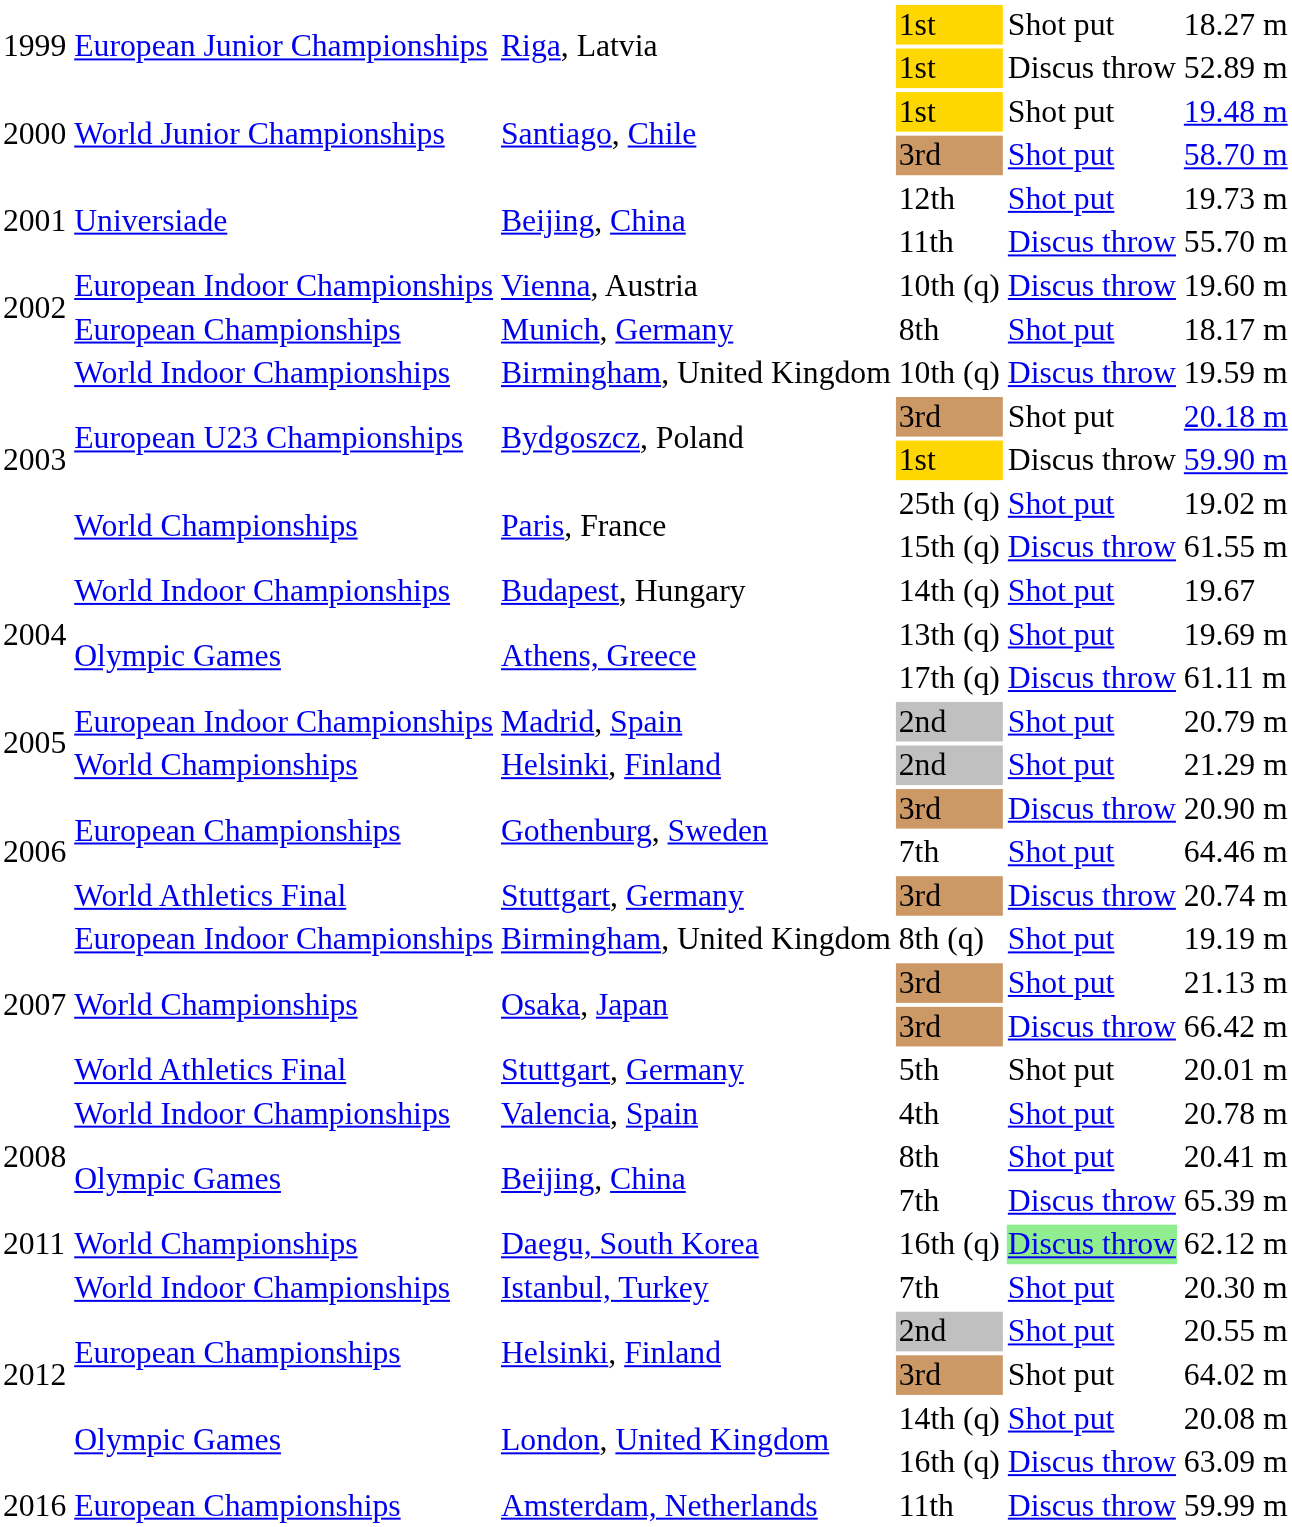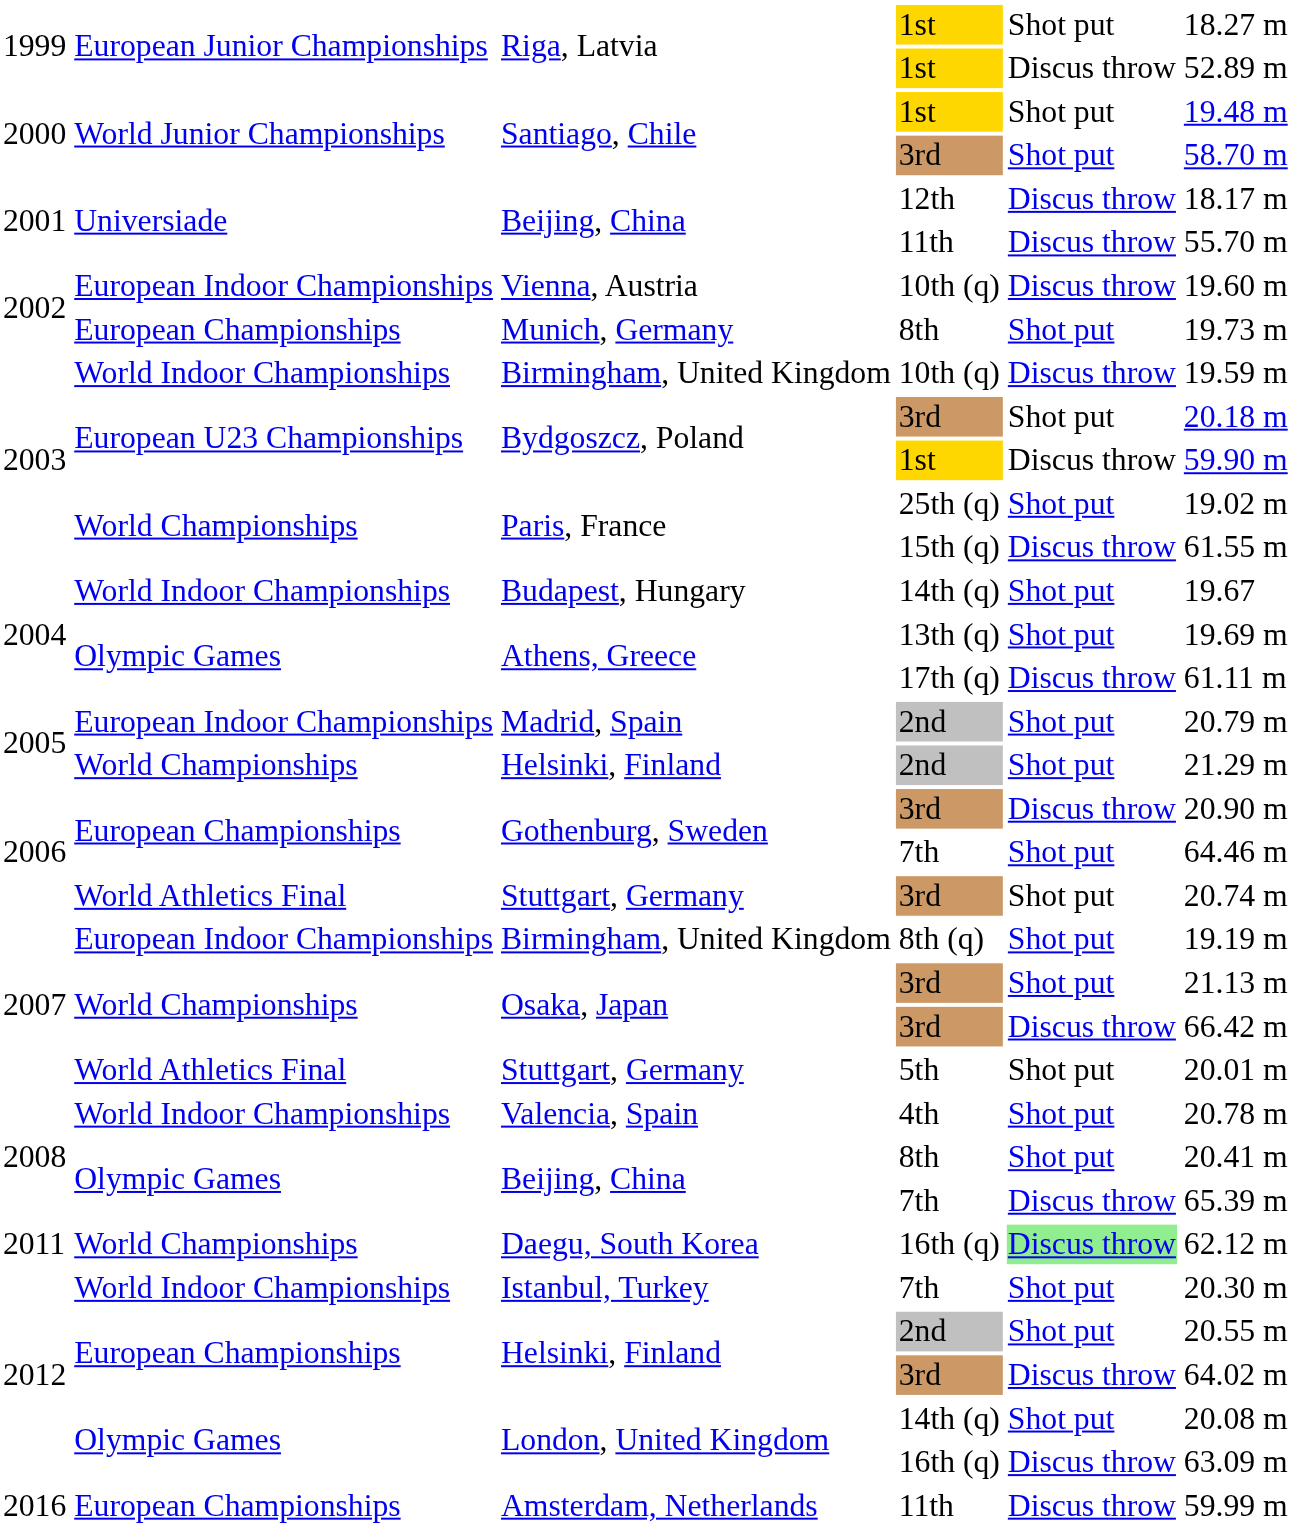(1061, 198) Shot put -> (1092, 198) Discus throw
(1236, 198) 19.73 m -> (1236, 198) 18.17 m
(1236, 329) 18.17 m -> (1236, 329) 19.73 m
(1092, 895) Discus throw -> (1061, 895) Shot put
(1061, 1374) Shot put -> (1092, 1374) Discus throw
